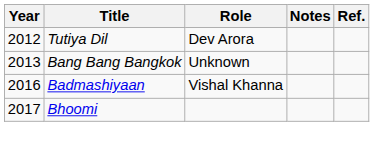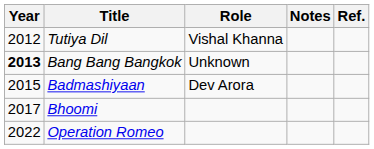(221, 39) Dev Arora -> (236, 39) Vishal Khanna
(24, 62) normal -> (24, 62) bold
(24, 86) 2016 -> (24, 86) 2015
(236, 86) Vishal Khanna -> (221, 86) Dev Arora
+ row: (105, 132)
